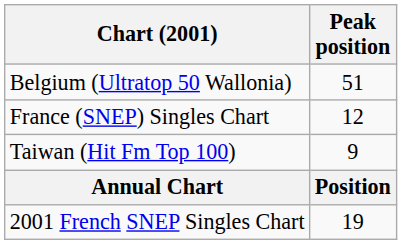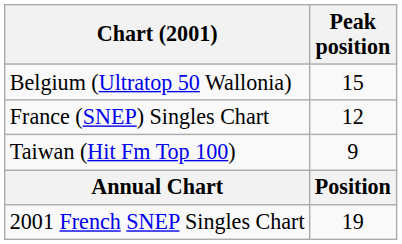(353, 81) 51 -> (353, 81) 15
